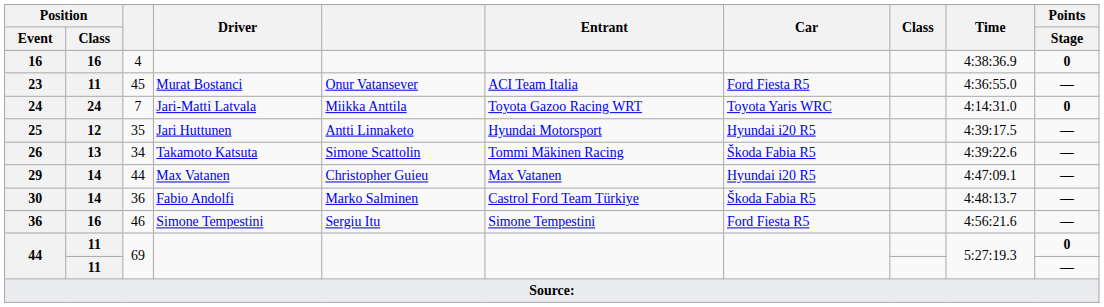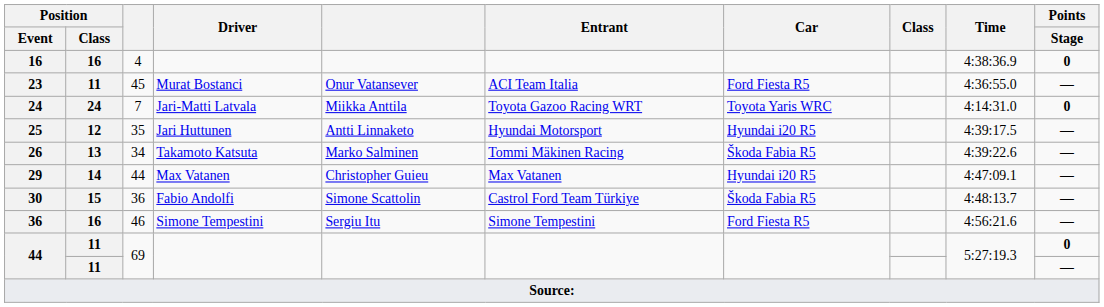(373, 152) Simone Scattolin -> (372, 152) Marko Salminen
(94, 198) 14 -> (94, 198) 15
(372, 198) Marko Salminen -> (373, 198) Simone Scattolin
